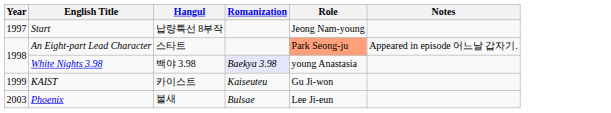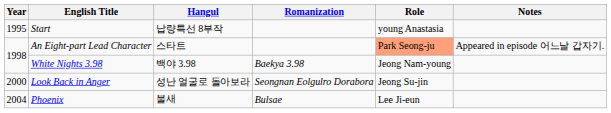(17, 29) 1997 -> (17, 29) 1995
(328, 29) Jeong Nam-young -> (411, 29) young Anastasia
(252, 64) lavender background -> (279, 64) no background
(324, 64) young Anastasia -> (415, 64) Jeong Nam-young
- row: (44, 81)
+ row: (70, 81)
(17, 99) 2003 -> (17, 99) 2004
